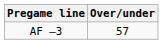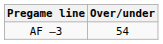(123, 31) 57 -> (123, 31) 54
